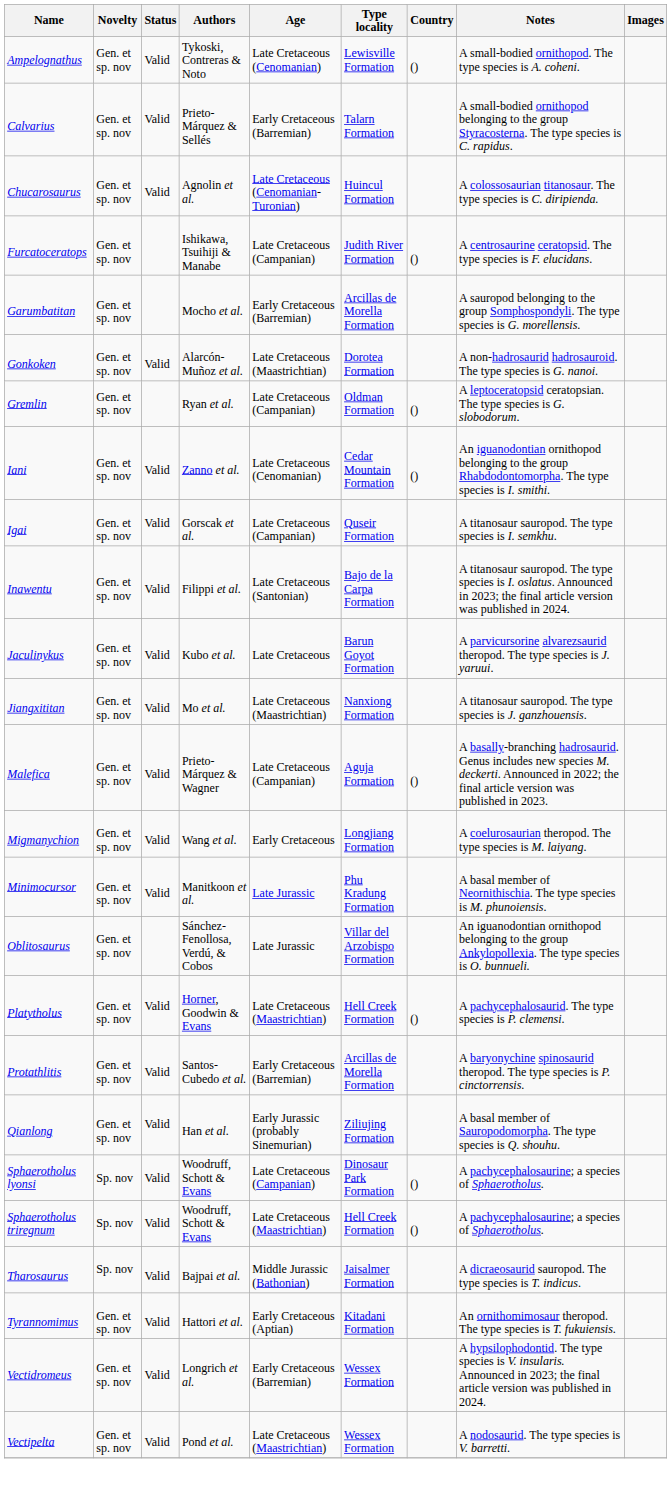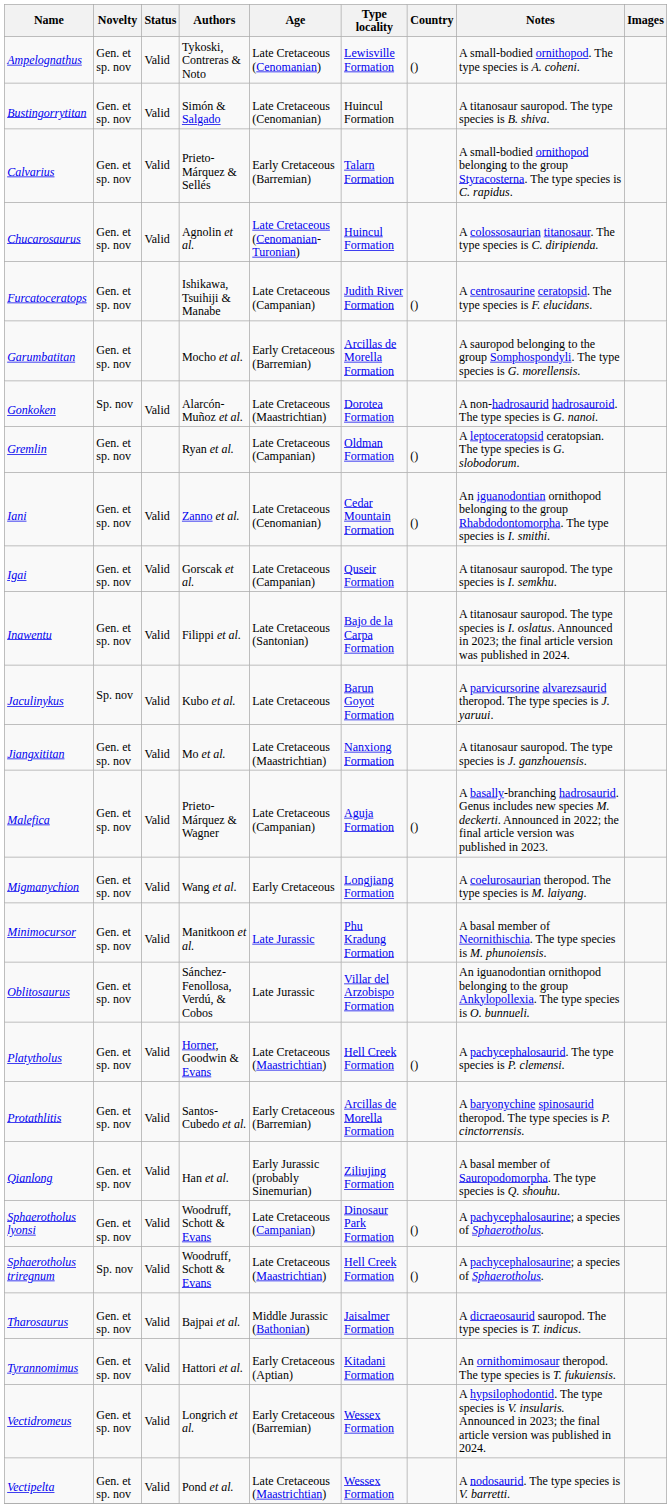+ row: (47, 112)
(114, 364) Gen. et sp. nov -> (115, 403) Sp. nov
(114, 655) Gen. et sp. nov -> (115, 694) Sp. nov
(115, 1177) Sp. nov -> (114, 1230) Gen. et sp. nov
(115, 1269) Sp. nov -> (114, 1322) Gen. et sp. nov
